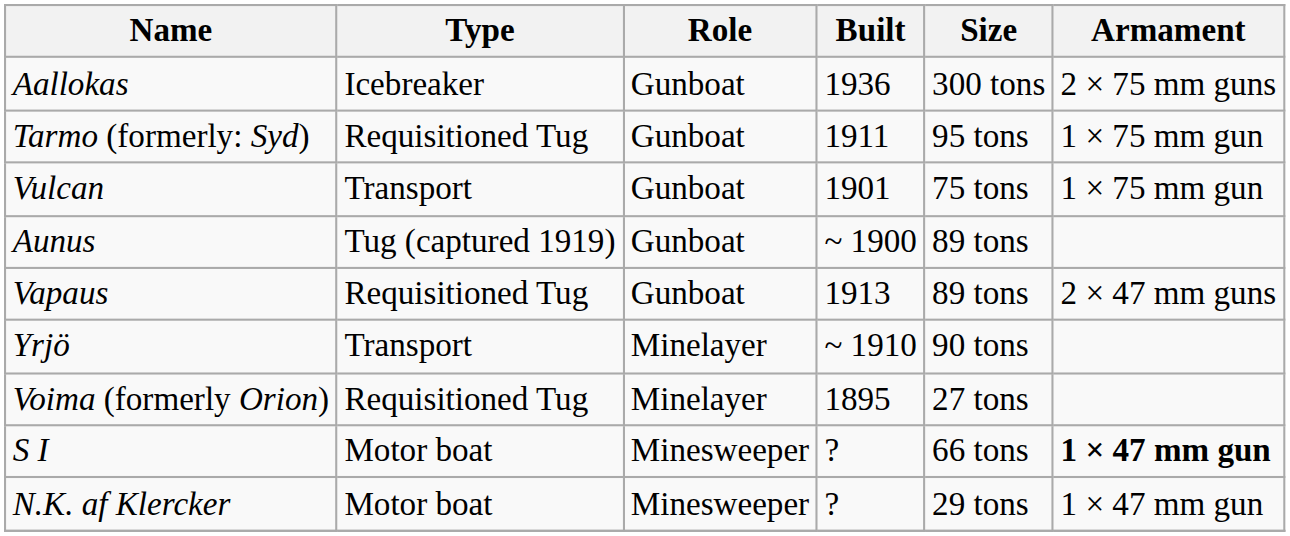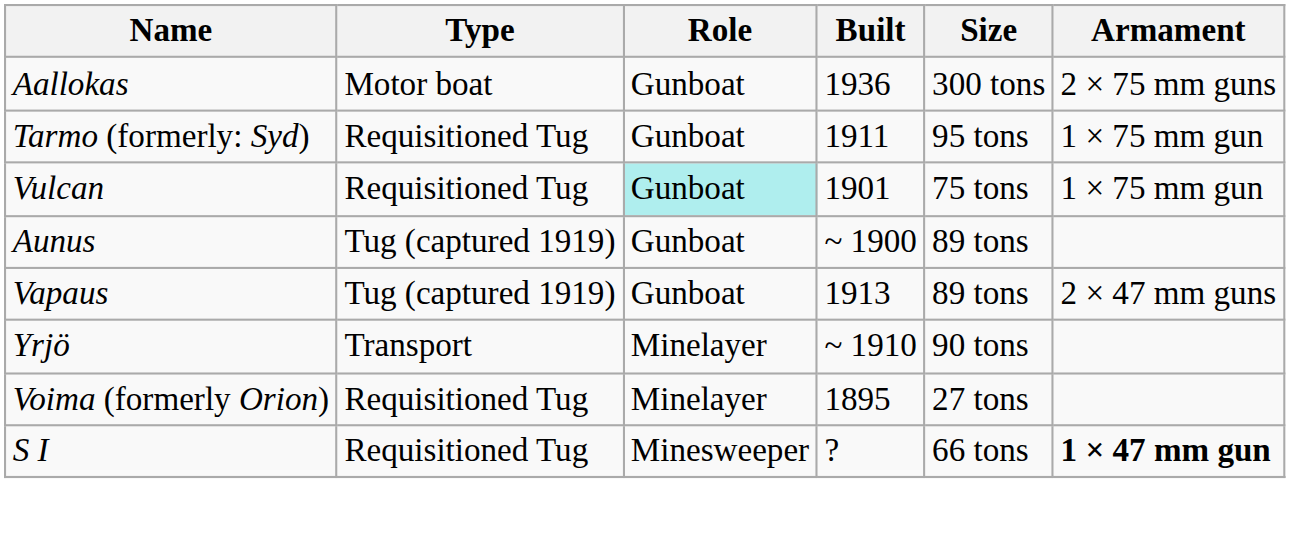(414, 83) Icebreaker -> (418, 83) Motor boat
(408, 188) Transport -> (466, 188) Requisitioned Tug
(688, 188) no background -> (688, 188) paleturquoise background
(466, 293) Requisitioned Tug -> (480, 293) Tug (captured 1919)
(418, 450) Motor boat -> (466, 450) Requisitioned Tug
- row: (122, 503)
